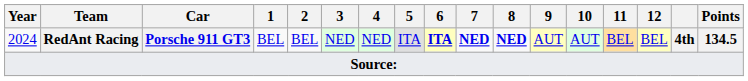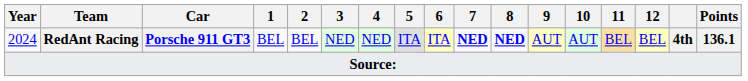(440, 39) bold -> (439, 39) normal
(721, 39) 134.5 -> (719, 39) 136.1
